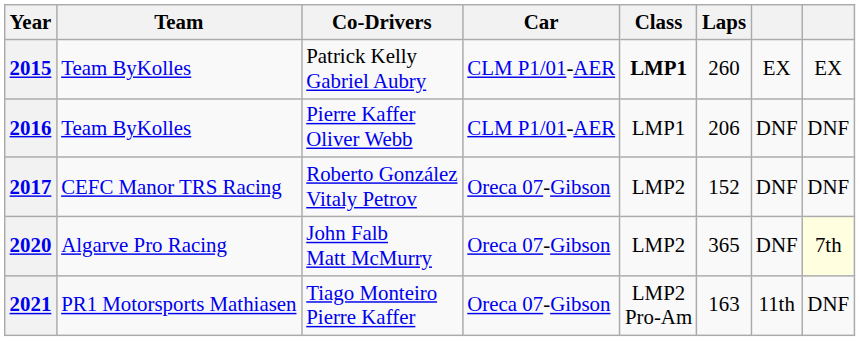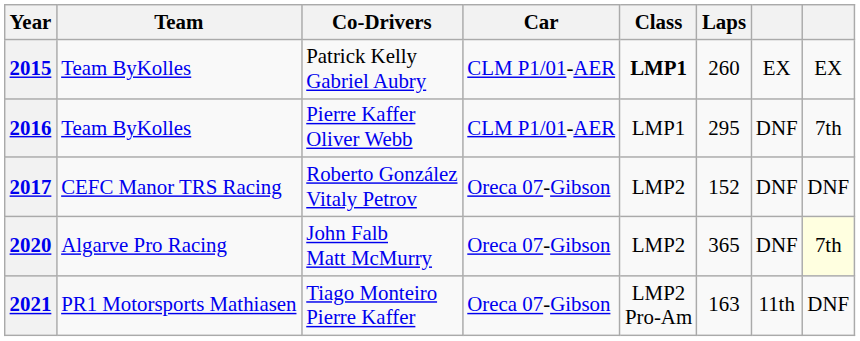(724, 127) 206 -> (724, 127) 295
(828, 127) DNF -> (828, 127) 7th
